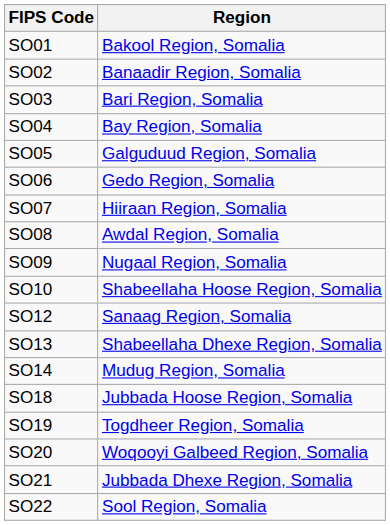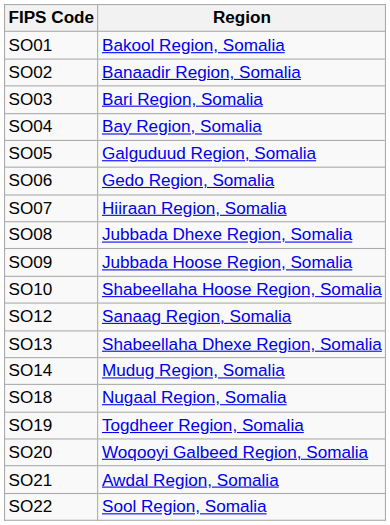(190, 235) Awdal Region, Somalia -> (227, 235) Jubbada Dhexe Region, Somalia
(194, 262) Nugaal Region, Somalia -> (227, 262) Jubbada Hoose Region, Somalia
(227, 398) Jubbada Hoose Region, Somalia -> (194, 398) Nugaal Region, Somalia
(227, 479) Jubbada Dhexe Region, Somalia -> (190, 479) Awdal Region, Somalia
